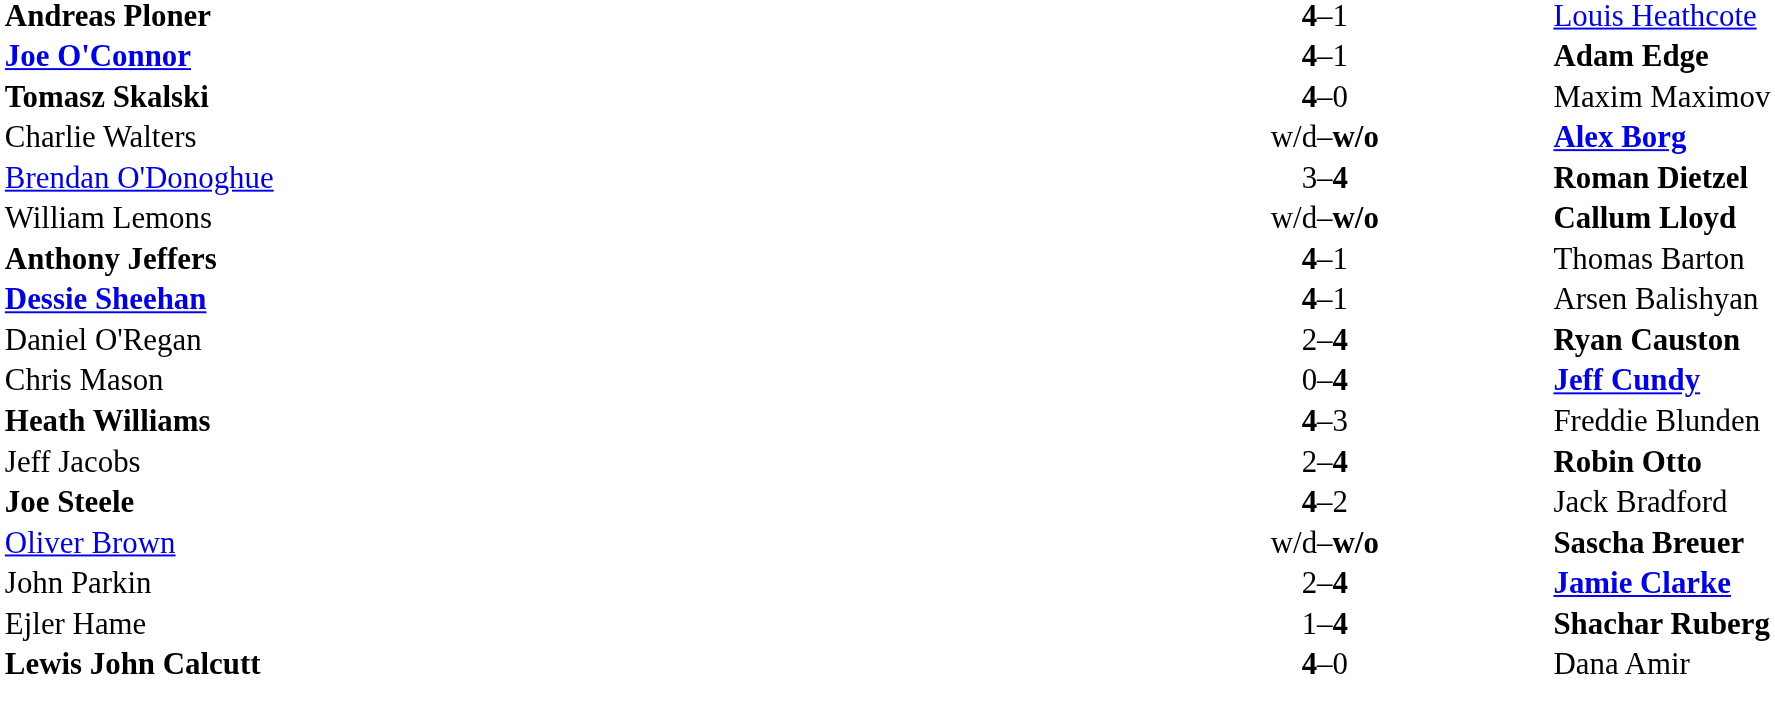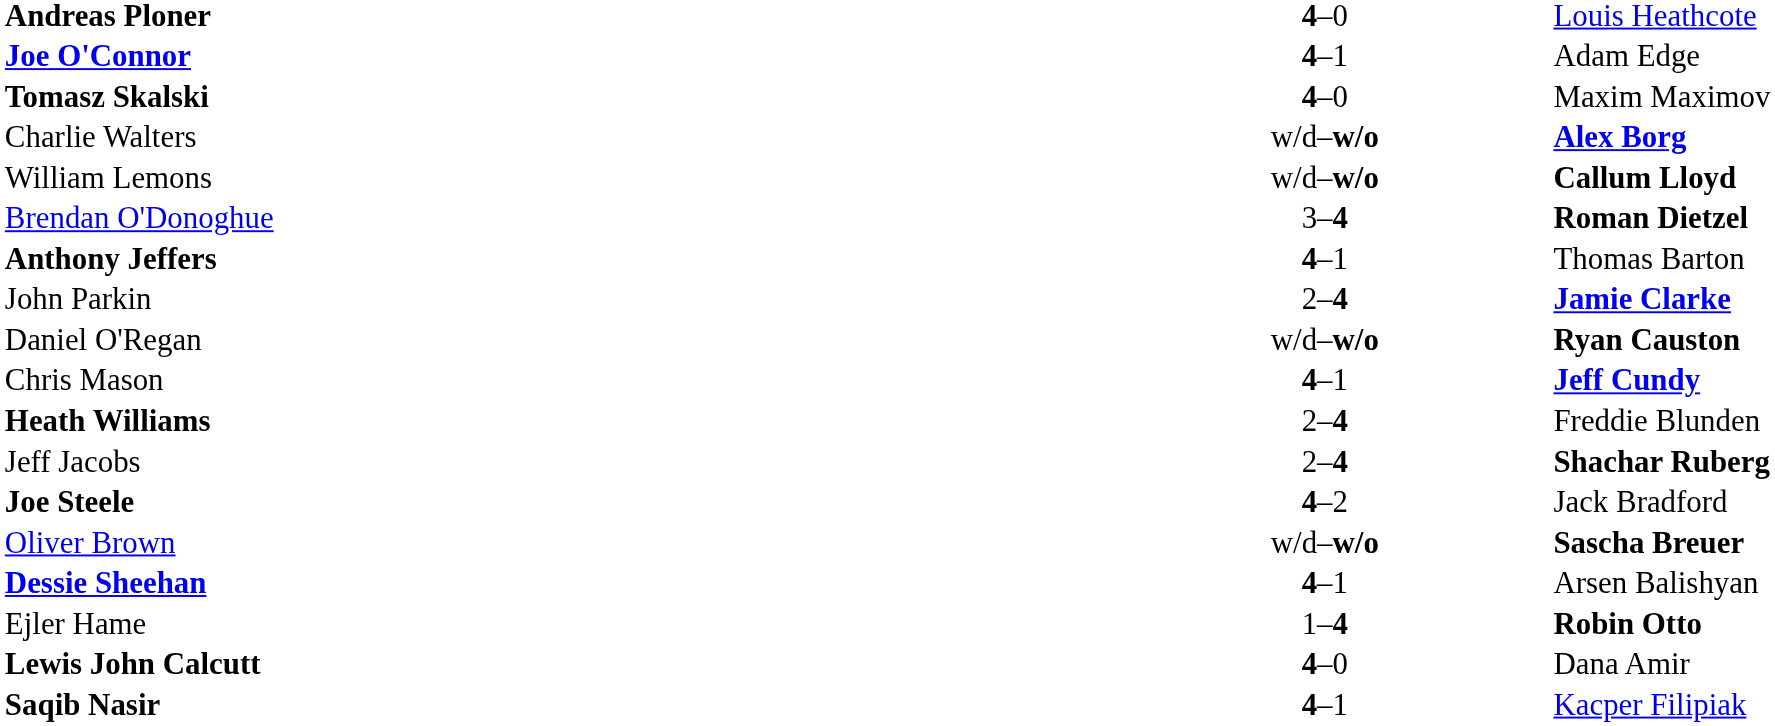(1325, 15) 4–1 -> (1325, 15) 4–0
(1631, 56) bold -> (1627, 56) normal
rows swapped: (139, 177) <-> (108, 218)
rows swapped: (78, 582) <-> (106, 299)
(1325, 339) 2–4 -> (1325, 339) w/d–w/o
(1325, 380) 0–4 -> (1325, 380) 4–1
(1325, 420) 4–3 -> (1325, 420) 2–4
(1628, 461) Robin Otto -> (1662, 461) Shachar Ruberg
(1662, 623) Shachar Ruberg -> (1628, 623) Robin Otto
+ row: (83, 704)
